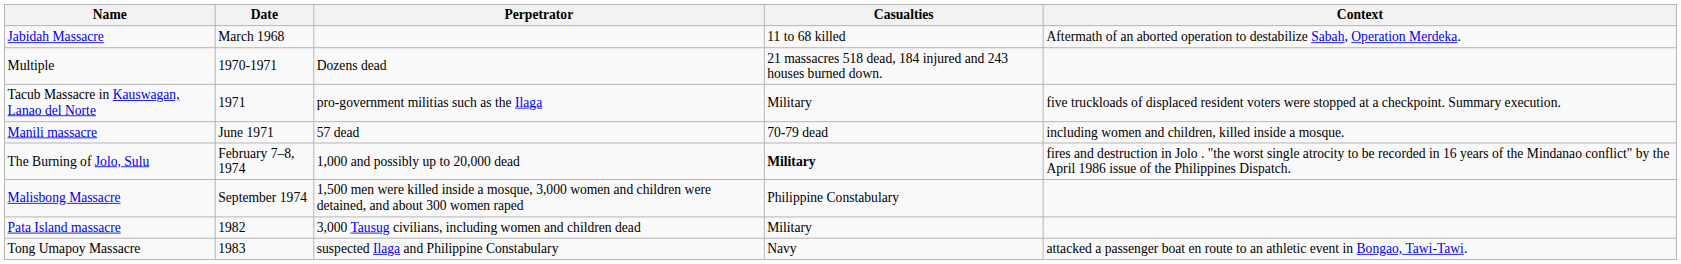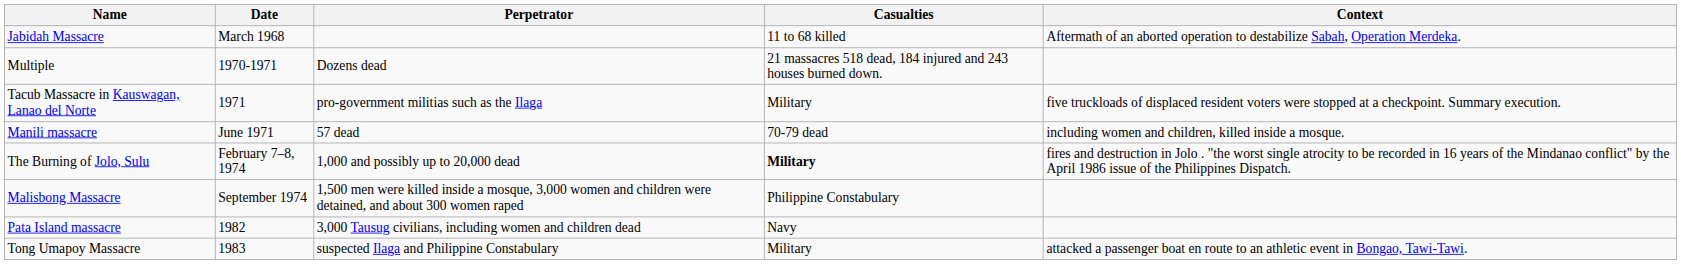(789, 227) Military -> (782, 227) Navy
(782, 249) Navy -> (789, 249) Military
